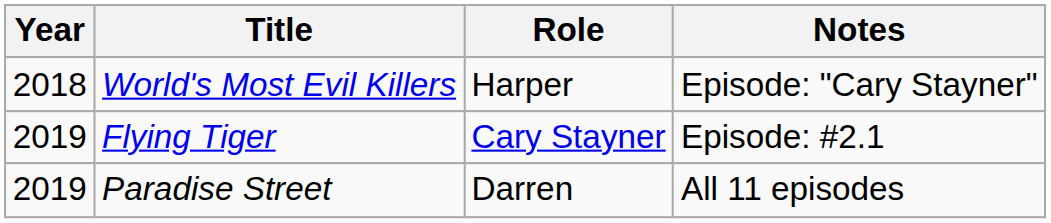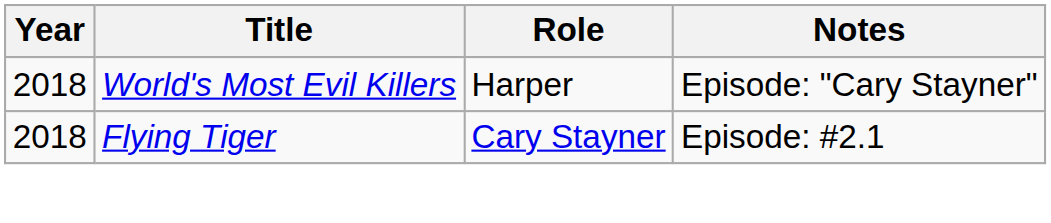(50, 136) 2019 -> (50, 136) 2018
- row: (217, 189)
